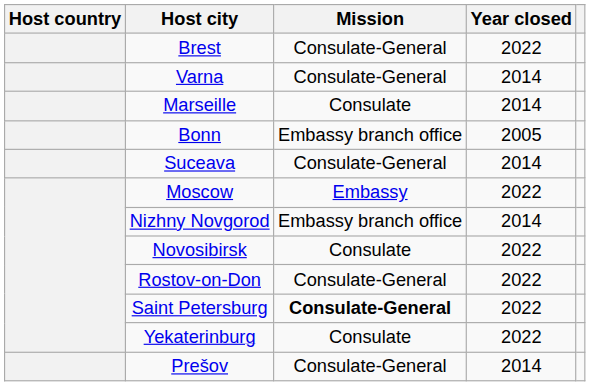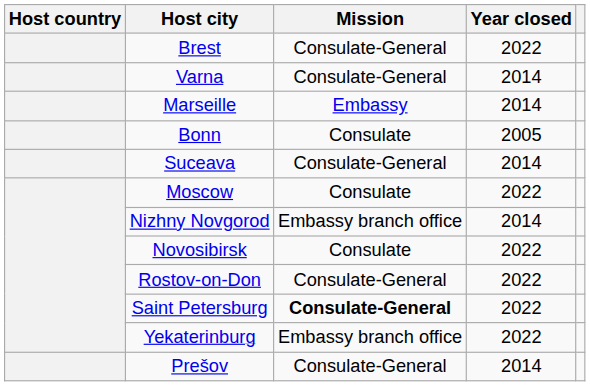(370, 105) Consulate -> (370, 105) Embassy
(370, 134) Embassy branch office -> (370, 134) Consulate
(370, 192) Embassy -> (370, 192) Consulate
(370, 337) Consulate -> (370, 337) Embassy branch office
